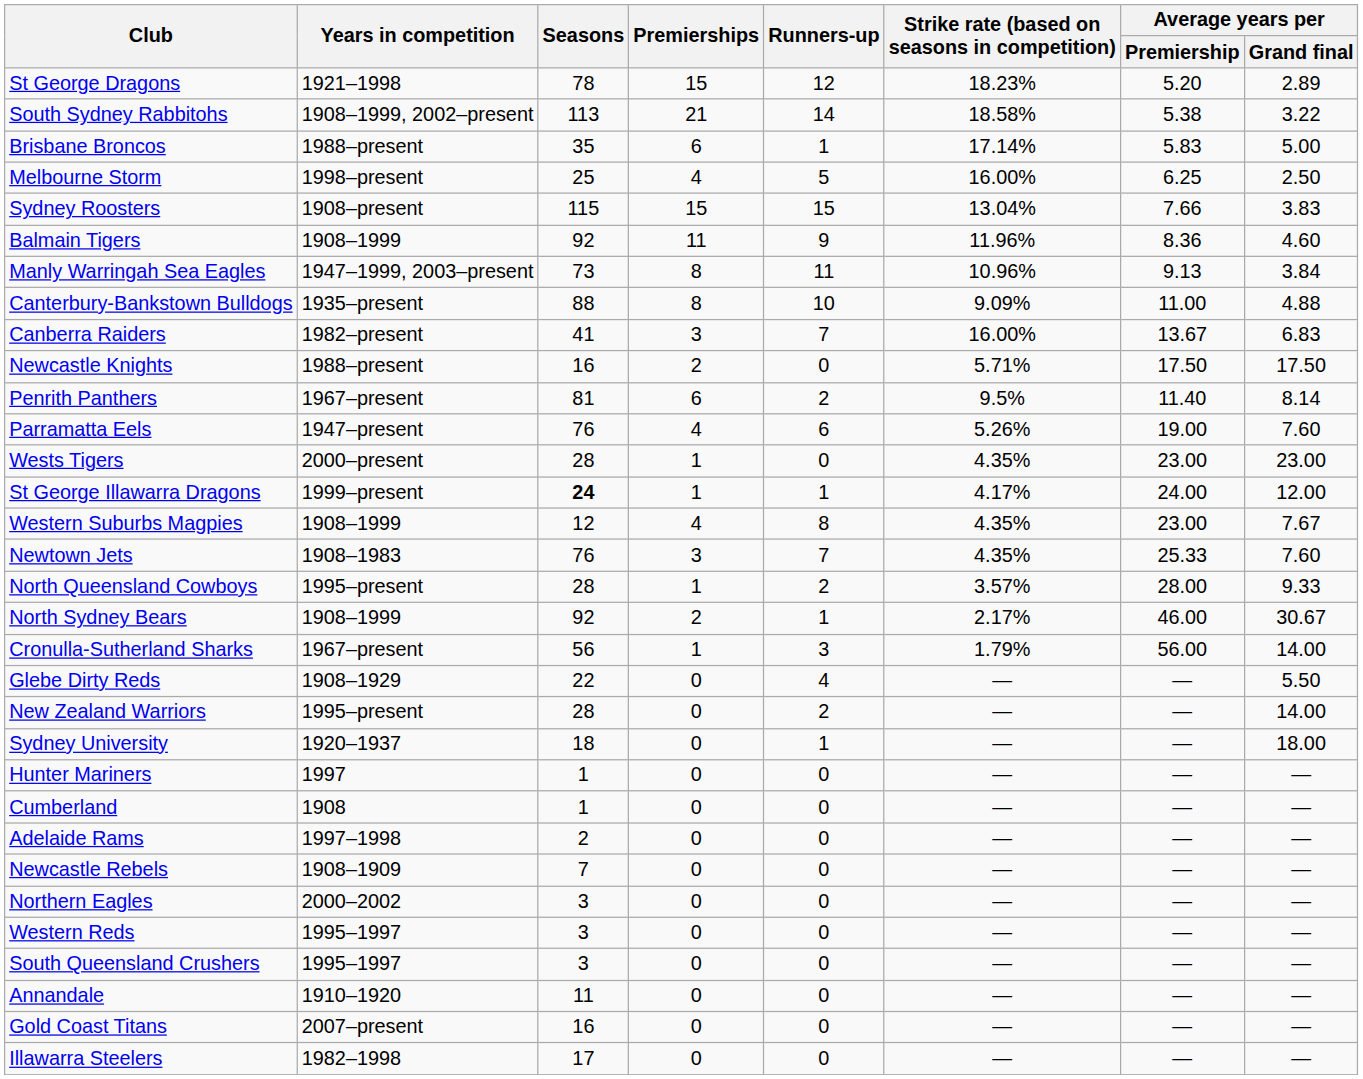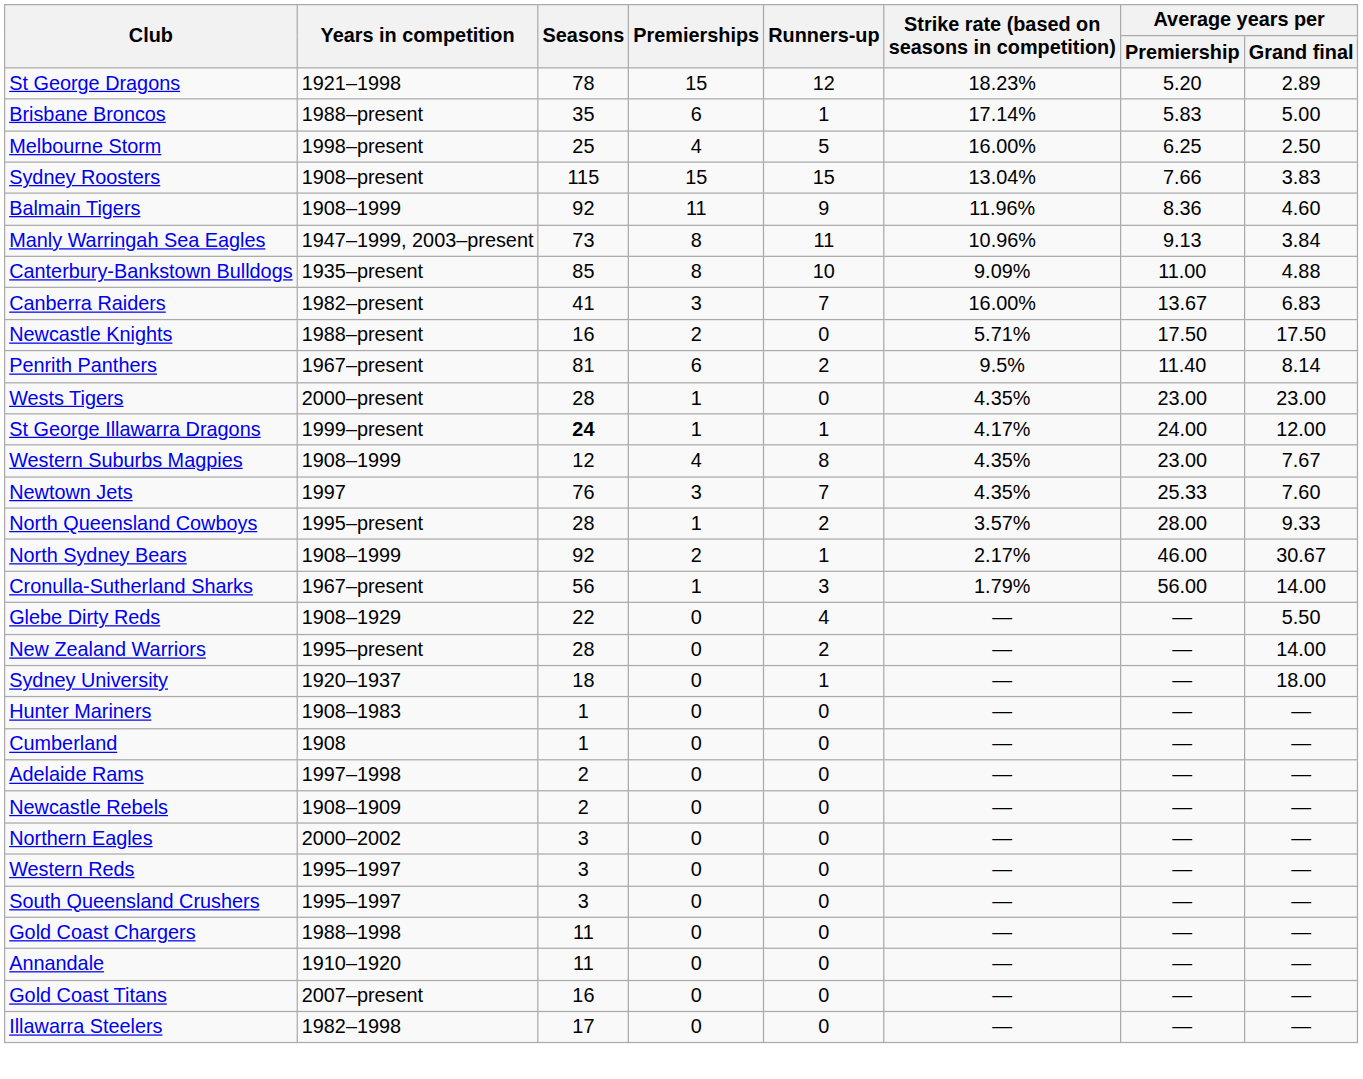- row: (118, 114)
(583, 303) 88 -> (583, 271) 85
- row: (80, 429)
(351, 555) 1908–1983 -> (324, 492) 1997
(324, 775) 1997 -> (351, 712) 1908–1983
(583, 869) 7 -> (583, 806) 2
+ row: (102, 932)
